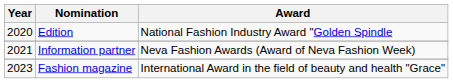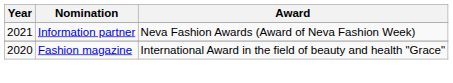- row: (56, 31)
(20, 68) 2023 -> (20, 50) 2020
